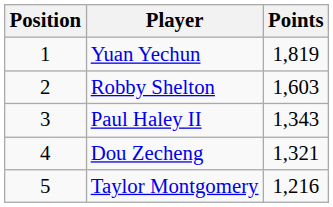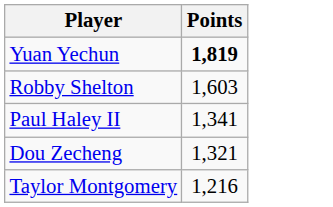- column: (45, 20)
(296, 53) normal -> (215, 53) bold
(296, 119) 1,343 -> (215, 119) 1,341
